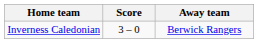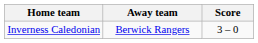columns swapped: (129, 13) <-> (204, 13)
